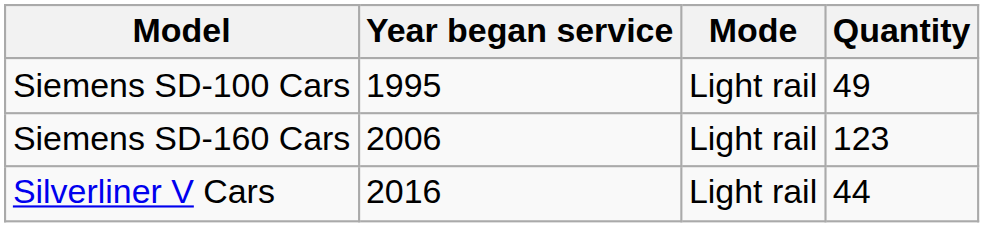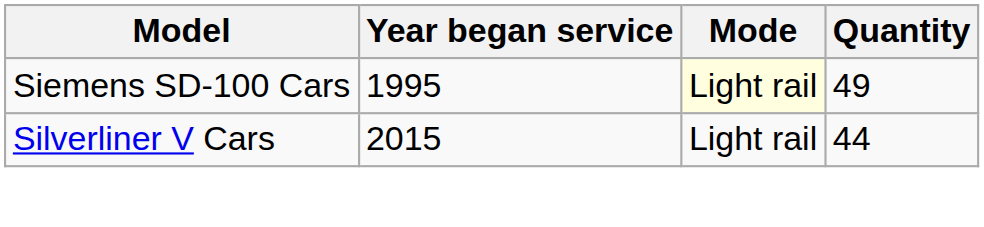(753, 85) no background -> (753, 85) lightyellow background
- row: (182, 138)
(404, 192) 2016 -> (404, 138) 2015
